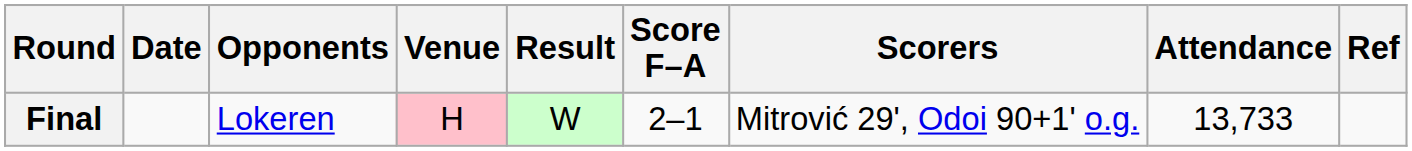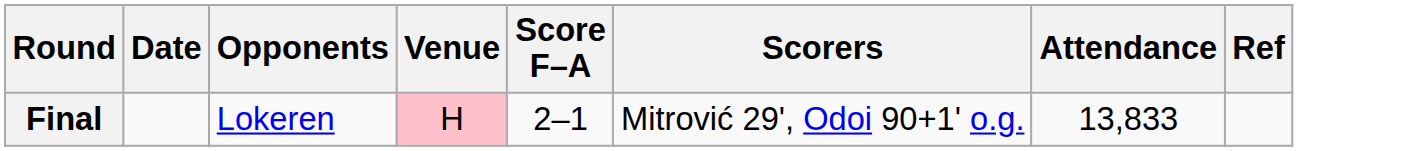- column: (565, 48)
(1243, 118) 13,733 -> (1128, 118) 13,833
